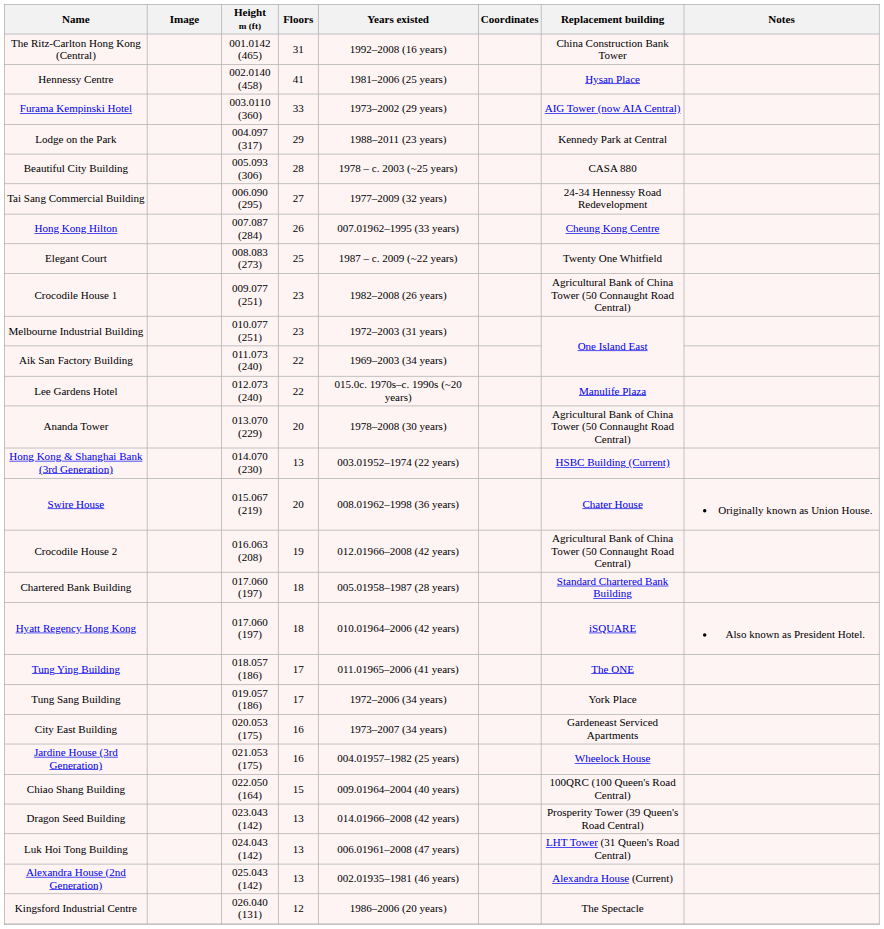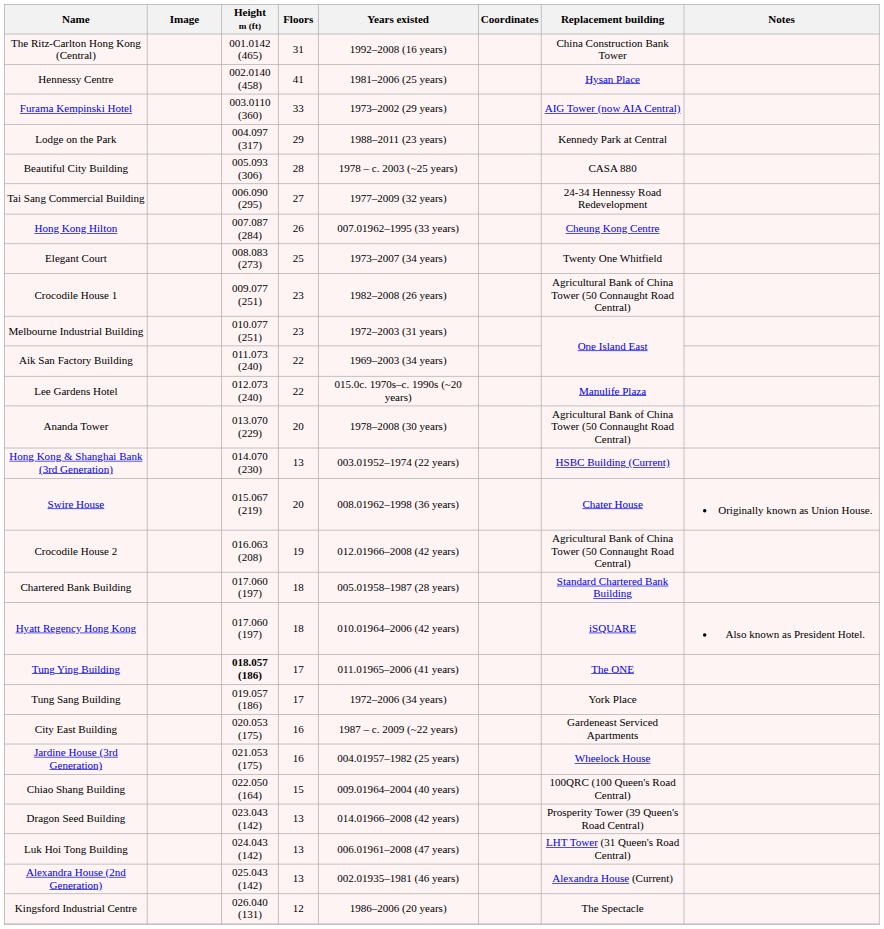(398, 258) 1987 – c. 2009 (~22 years) -> (398, 258) 1973–2007 (34 years)
(250, 669) normal -> (250, 669) bold
(398, 729) 1973–2007 (34 years) -> (398, 729) 1987 – c. 2009 (~22 years)
